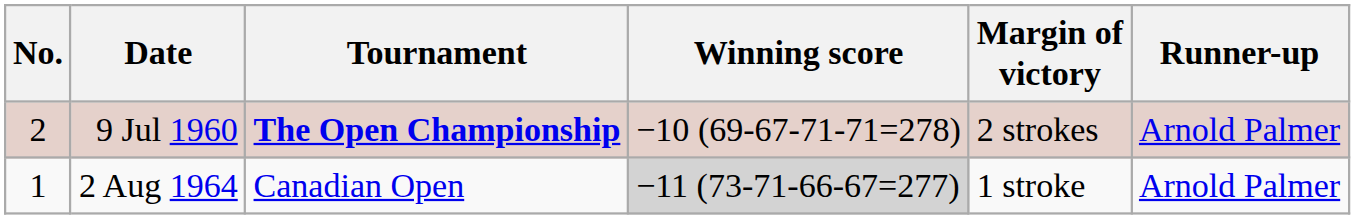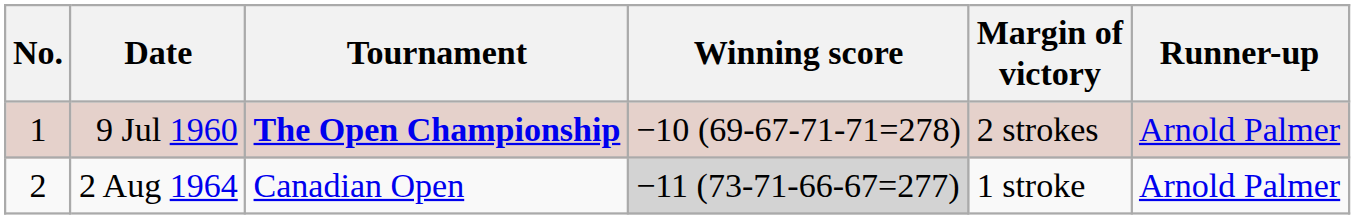(38, 129) 2 -> (38, 129) 1
(38, 185) 1 -> (38, 185) 2
